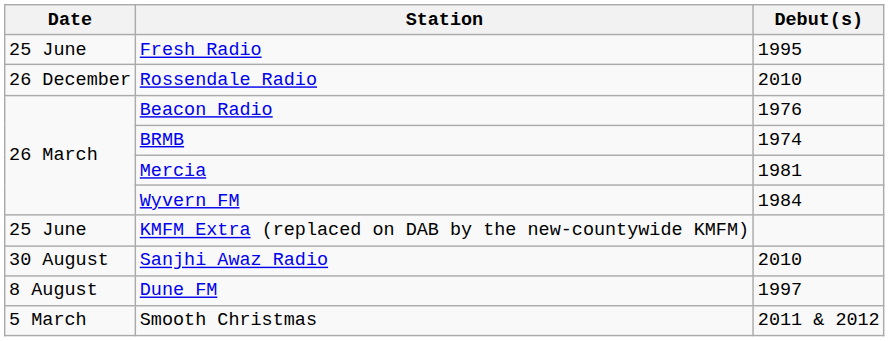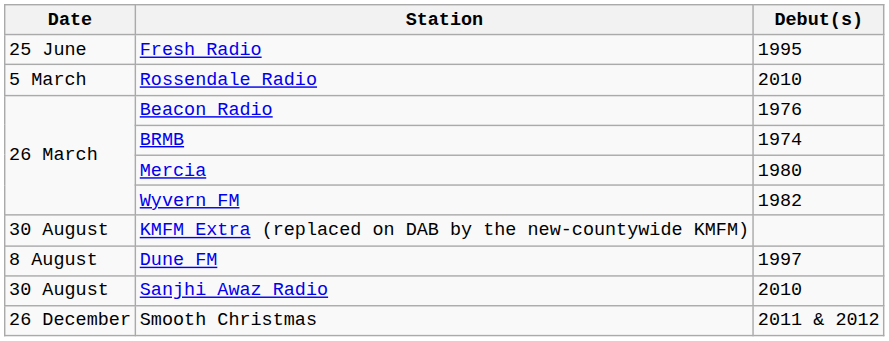(70, 80) 26 December -> (48, 80) 5 March
(780, 170) 1981 -> (780, 170) 1980
(780, 200) 1984 -> (780, 200) 1982
(48, 230) 25 June -> (59, 230) 30 August
rows swapped: (179, 291) <-> (234, 260)
(48, 321) 5 March -> (70, 321) 26 December
